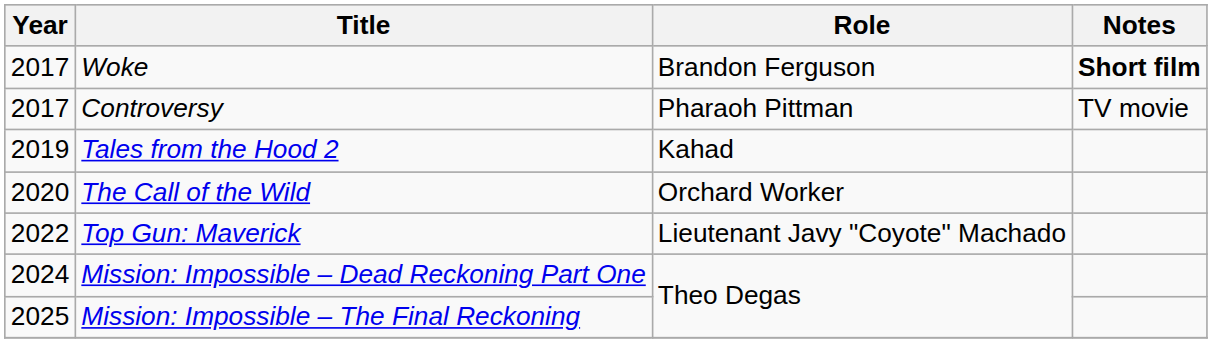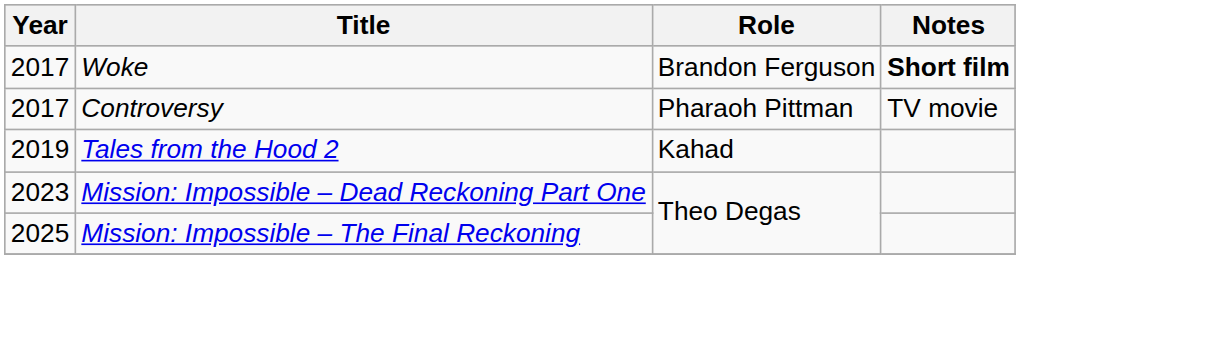- row: (196, 191)
- row: (191, 233)
(40, 274) 2024 -> (40, 191) 2023
